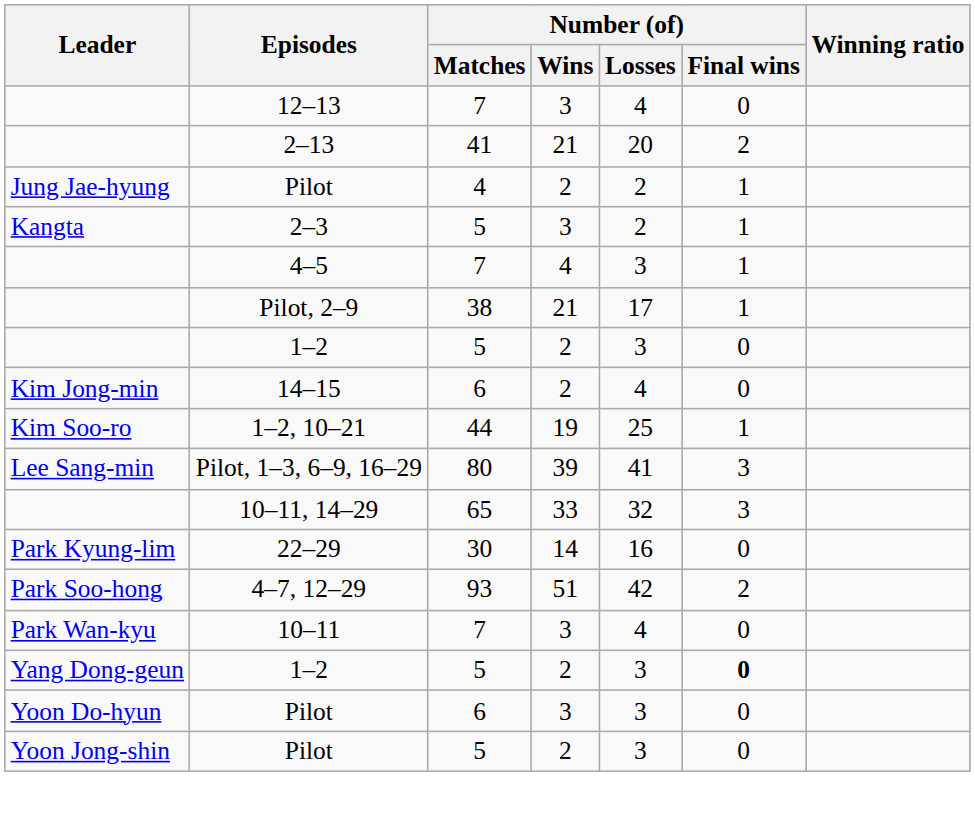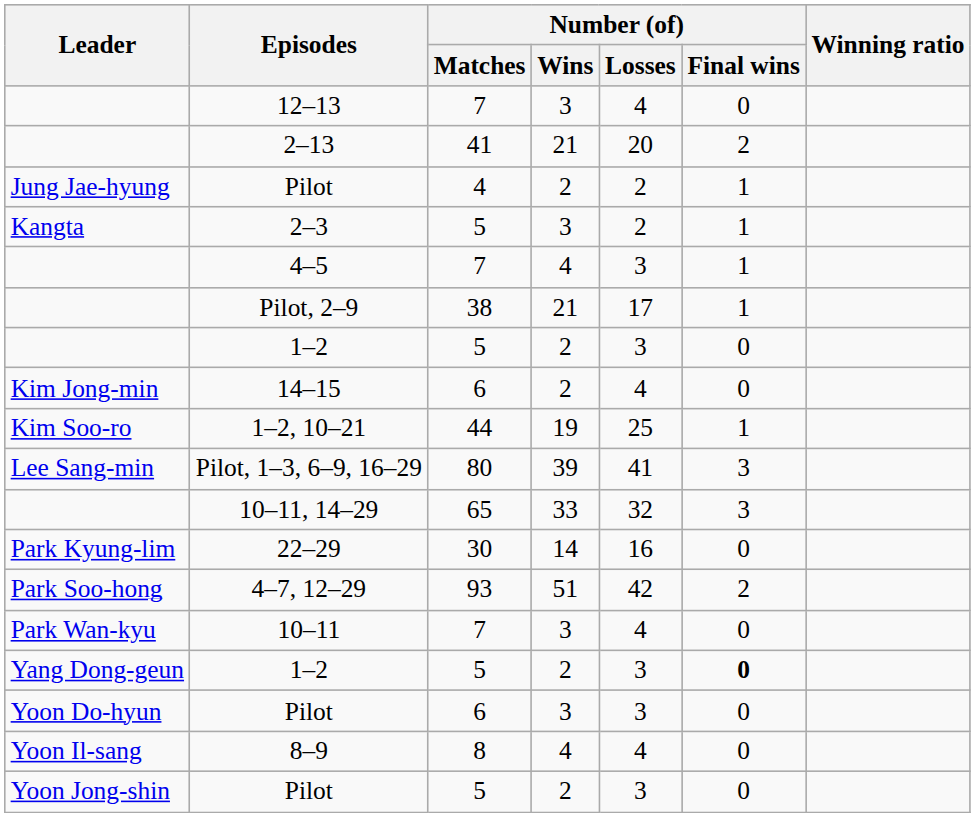+ row: (76, 750)
